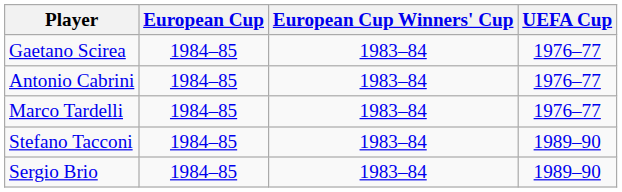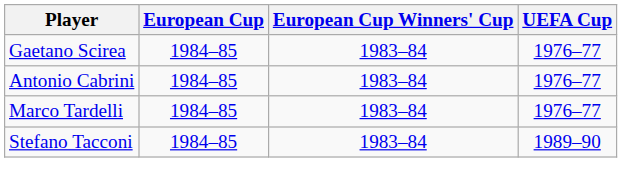- row: (53, 171)
